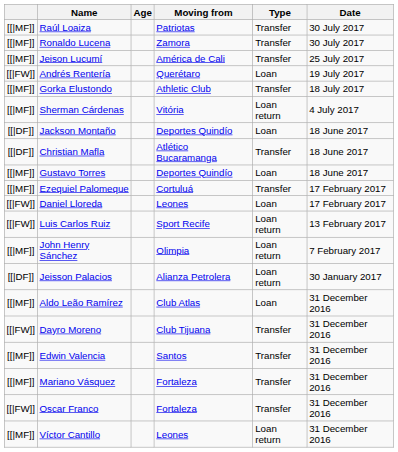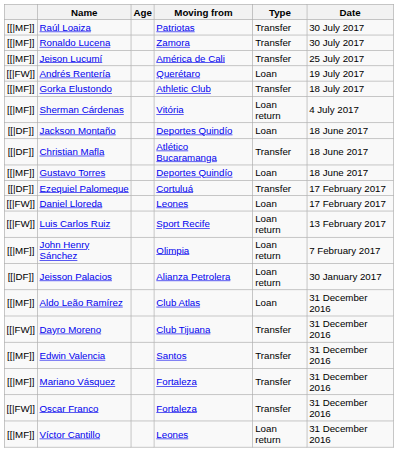(21, 188) [[|MF]] -> (21, 188) [[|DF]]
